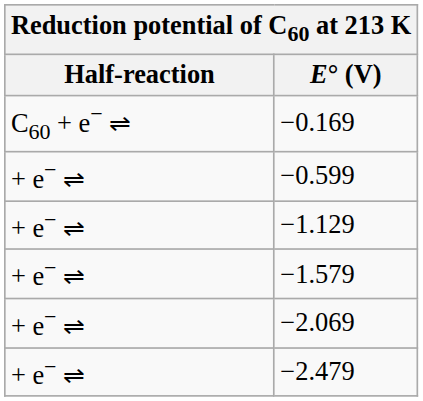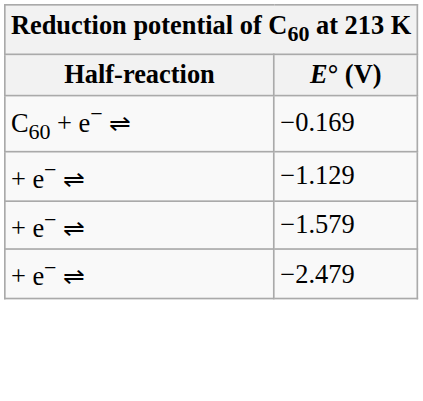- row: (317, 175)
- row: (317, 322)
